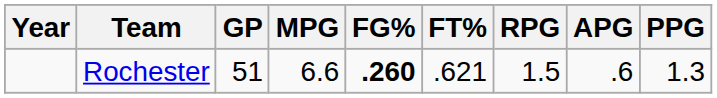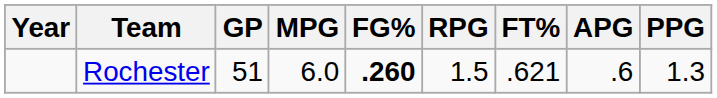columns swapped: (458, 27) <-> (530, 27)
(320, 71) 6.6 -> (320, 71) 6.0
